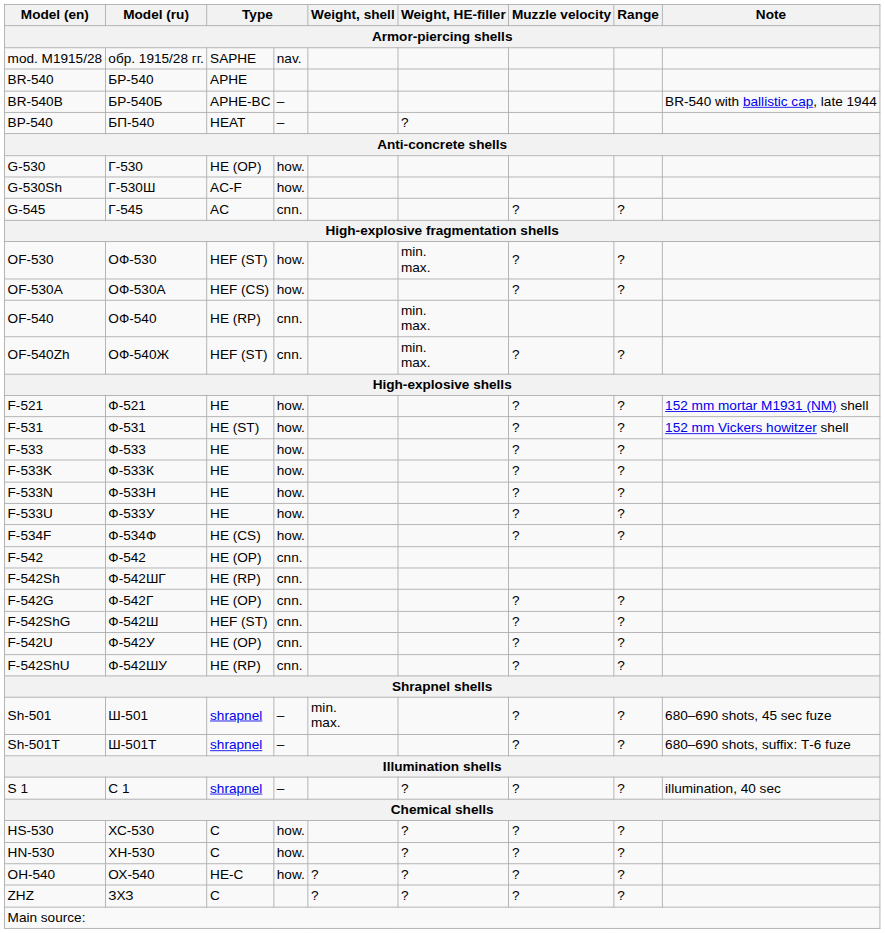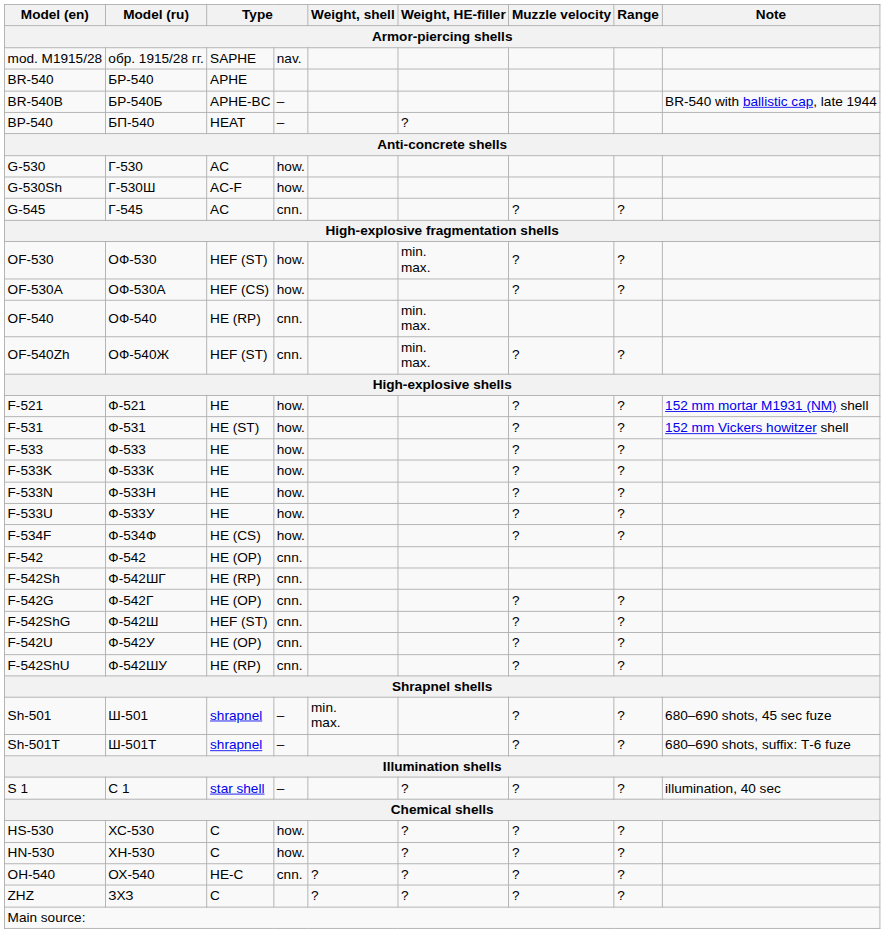(236, 166) HE (OP) -> (220, 166) AC
(236, 788) shrapnel -> (237, 788) star shell
(291, 874) how. -> (290, 874) cnn.
